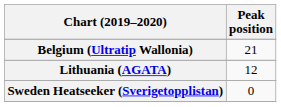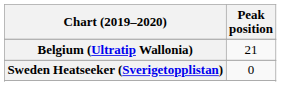- row: (115, 70)
